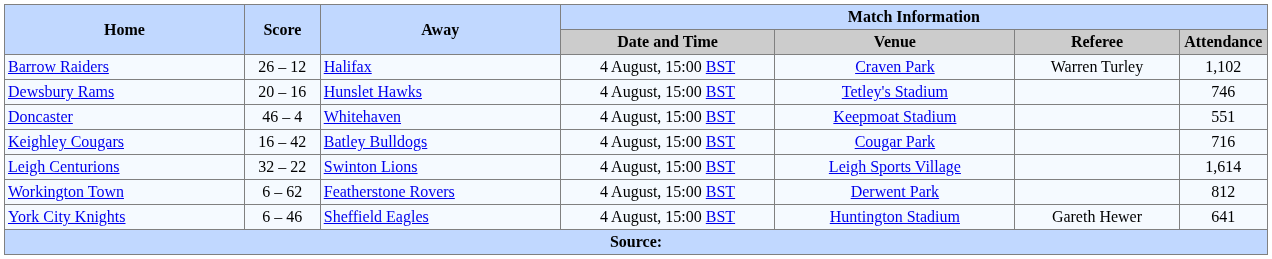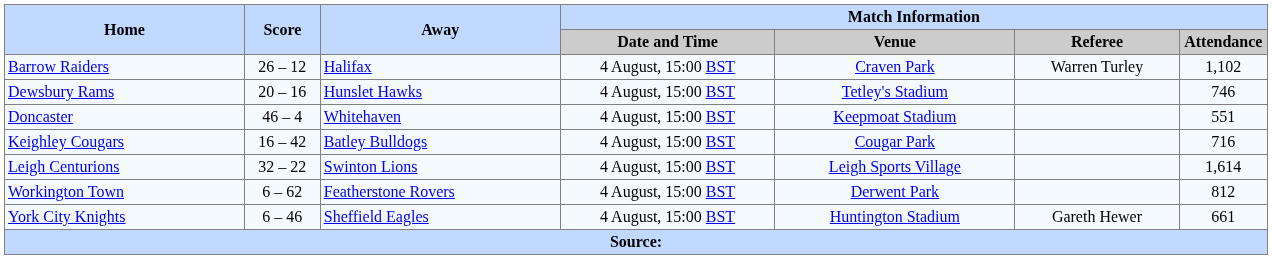(1223, 216) 641 -> (1223, 216) 661
